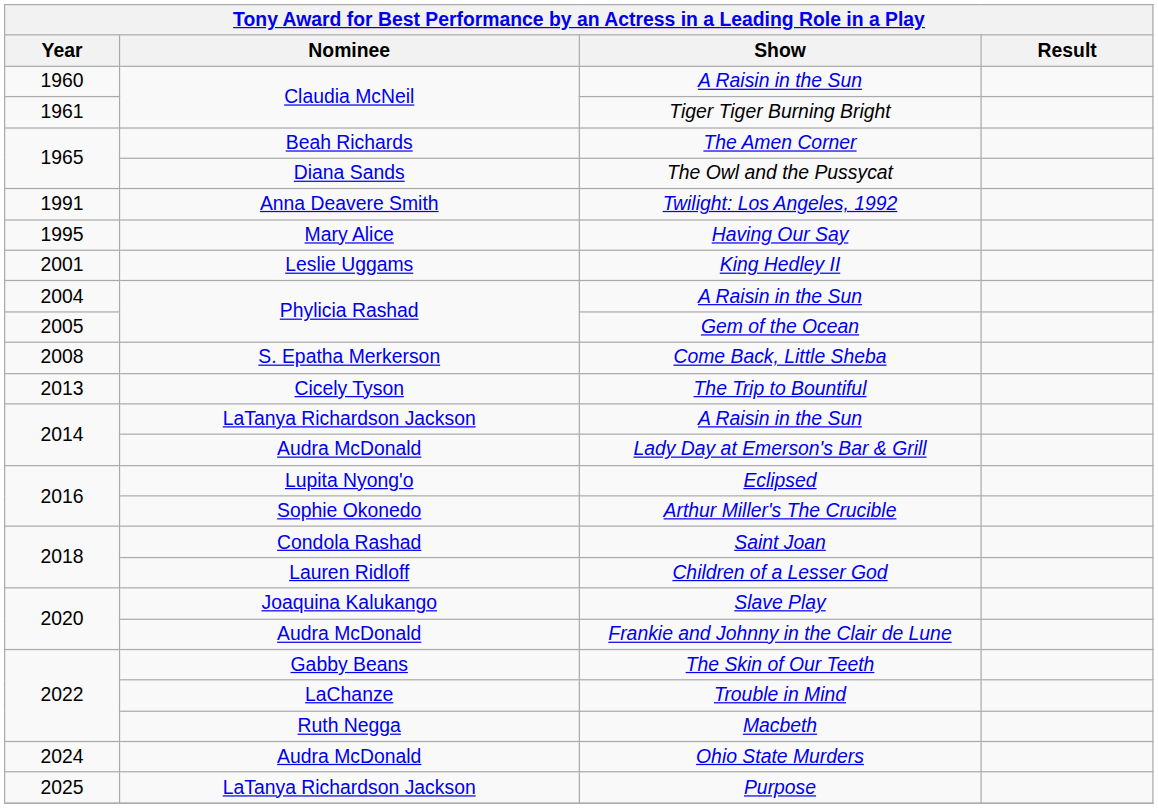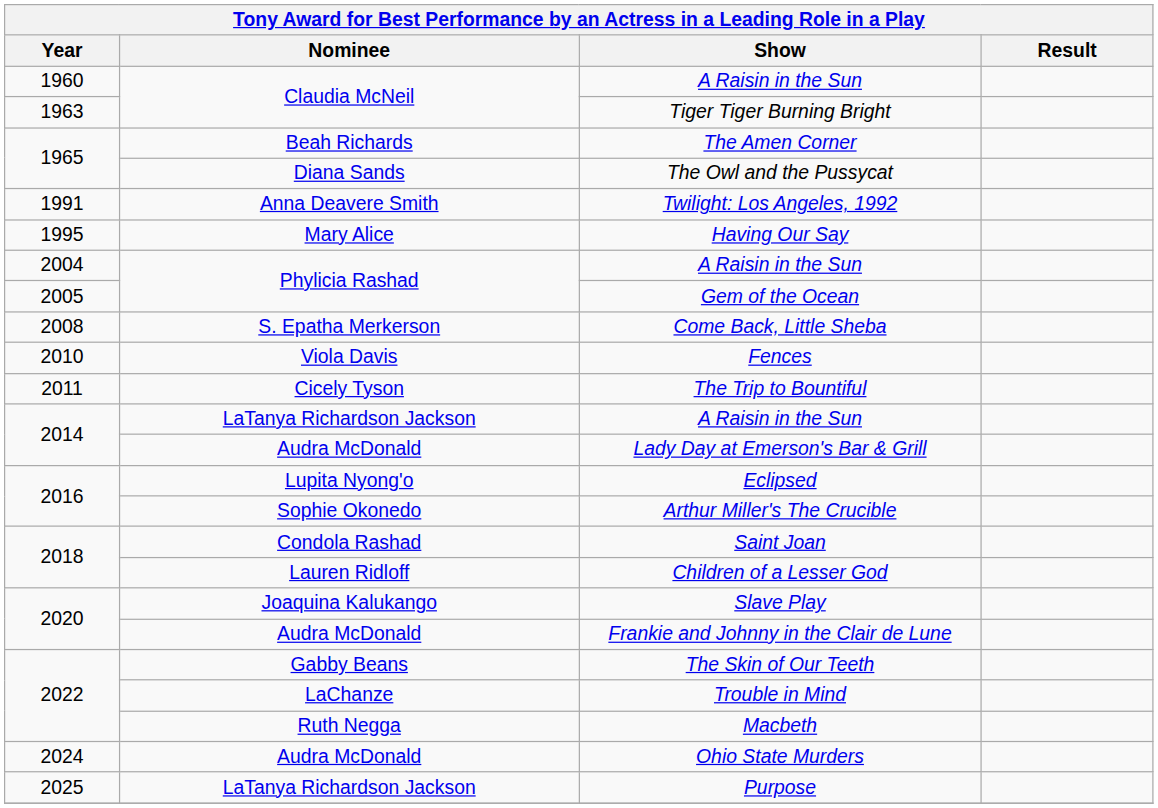(62, 111) 1961 -> (62, 111) 1963
- row: (349, 265)
+ row: (349, 357)
(62, 388) 2013 -> (62, 388) 2011
